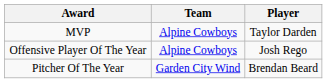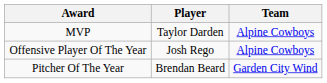columns swapped: (283, 13) <-> (198, 13)
